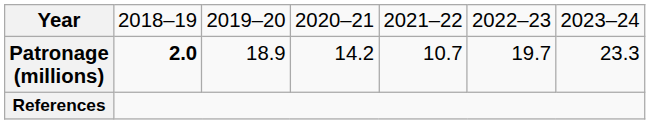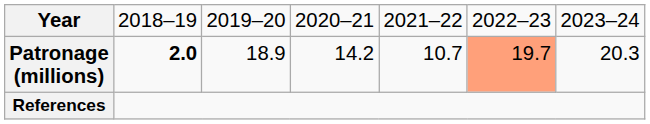(531, 52) no background -> (531, 52) lightsalmon background
(620, 52) 23.3 -> (620, 52) 20.3
